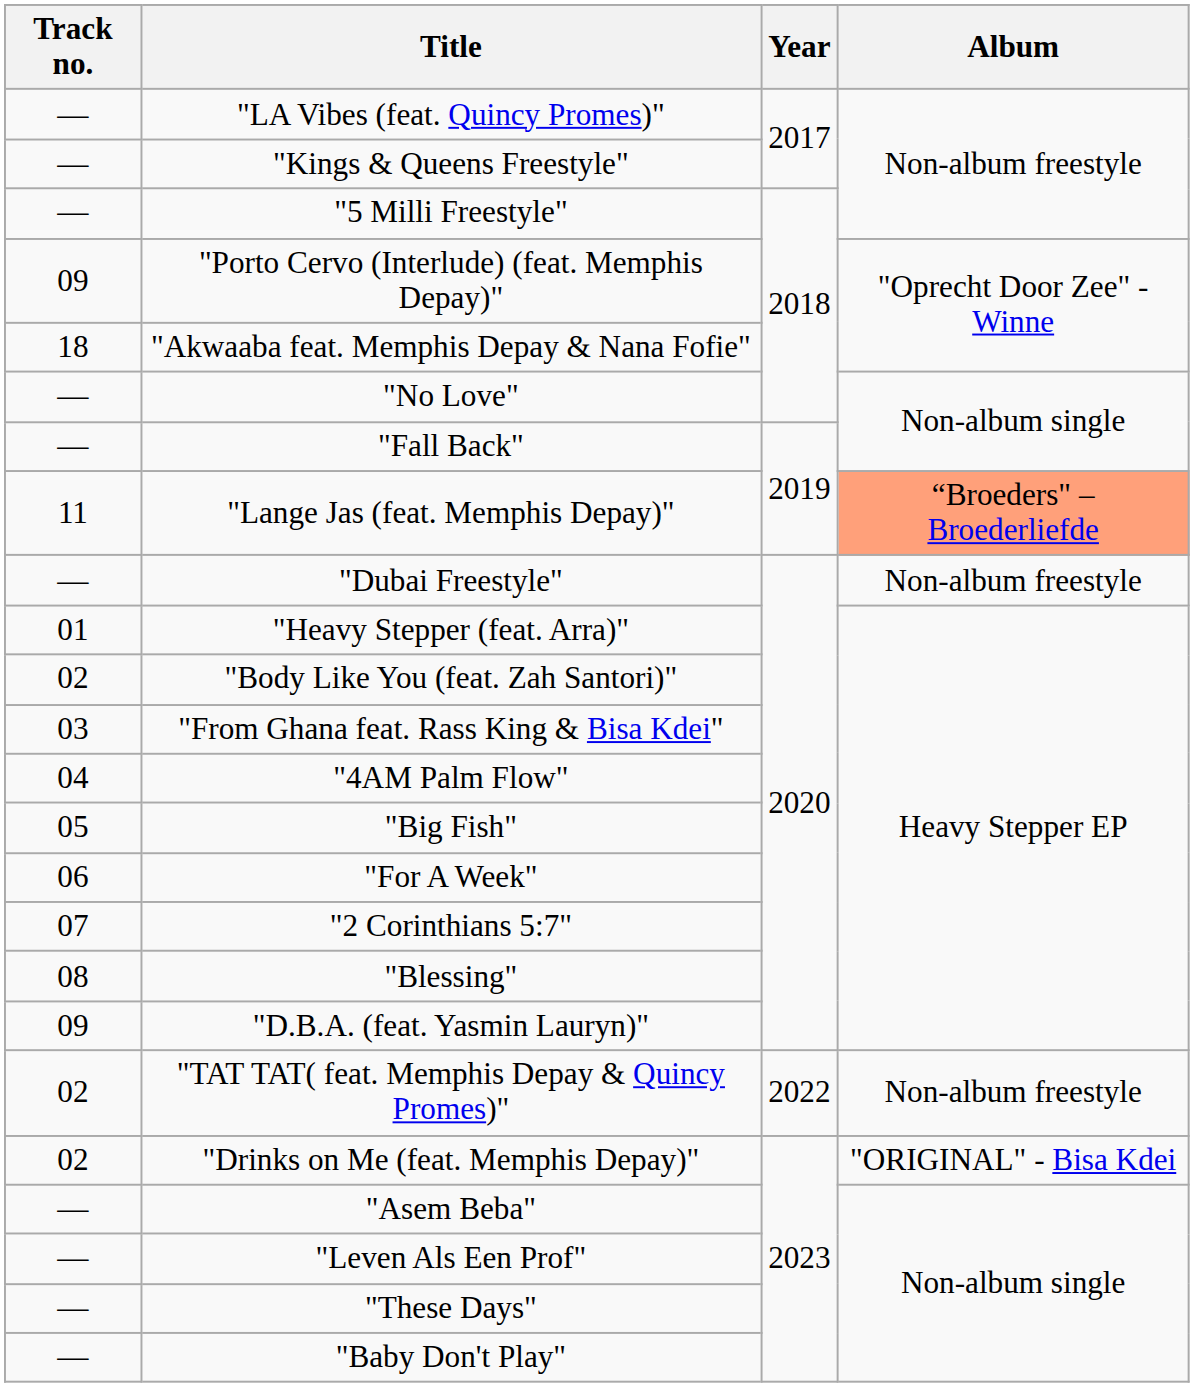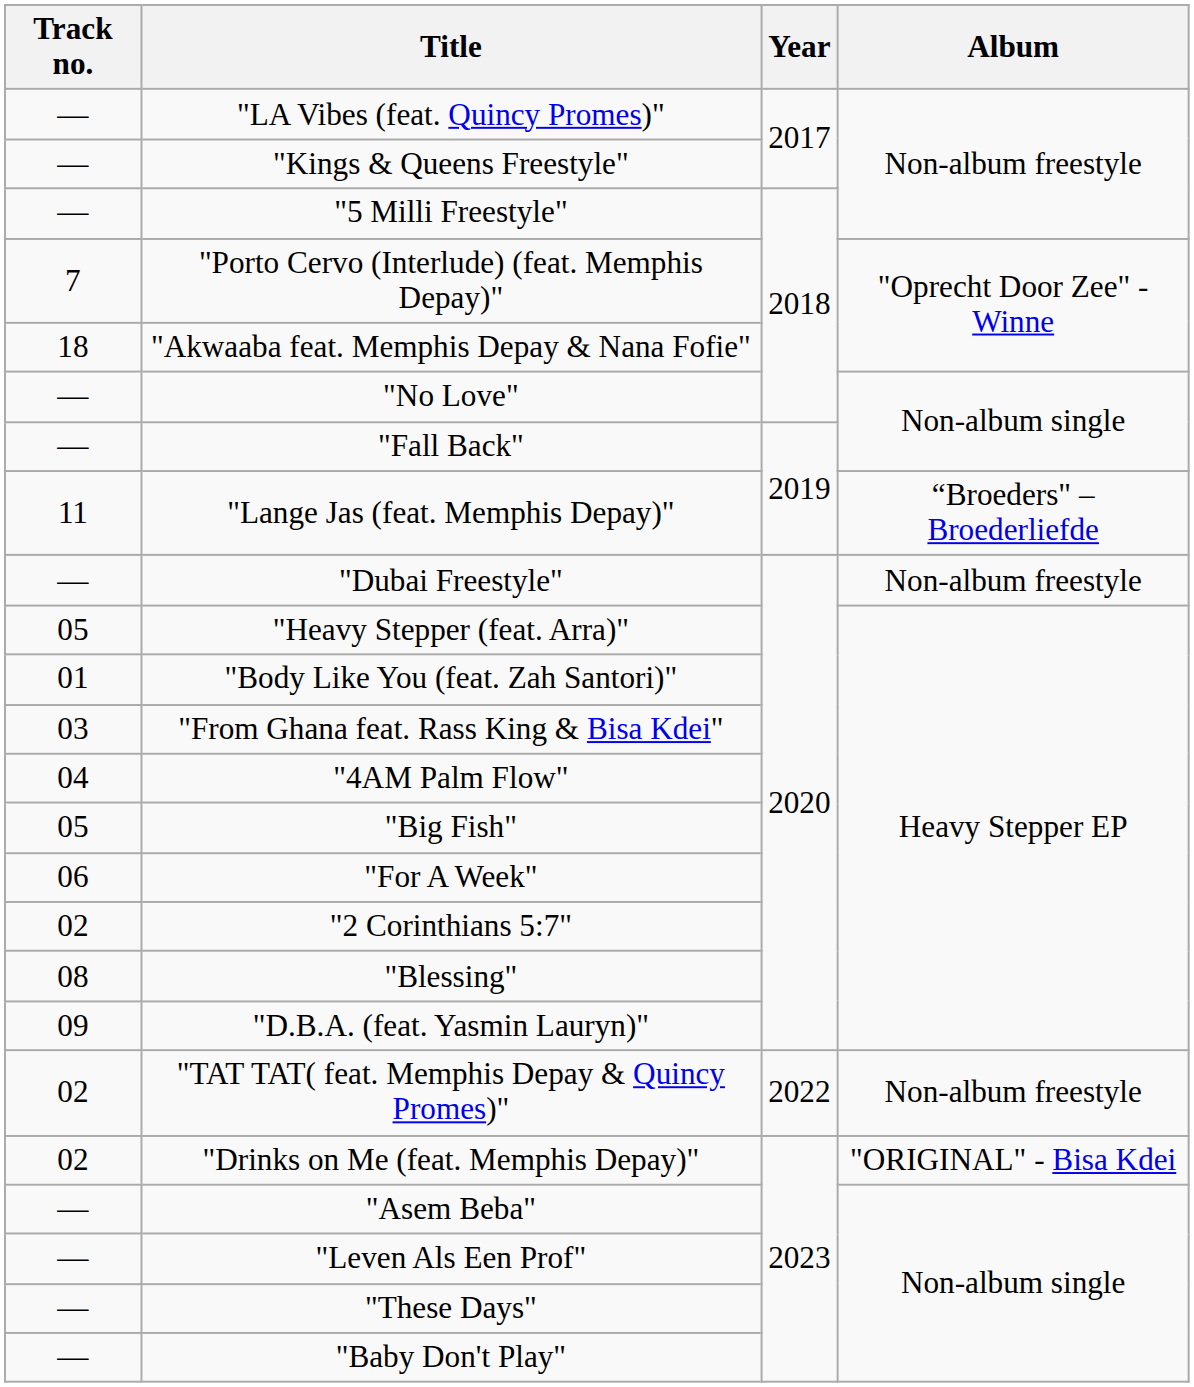(73, 279) 09 -> (73, 279) 7
(1013, 512) lightsalmon background -> (1013, 512) no background
(73, 629) 01 -> (73, 629) 05
(73, 678) 02 -> (73, 678) 01
(73, 926) 07 -> (73, 926) 02
